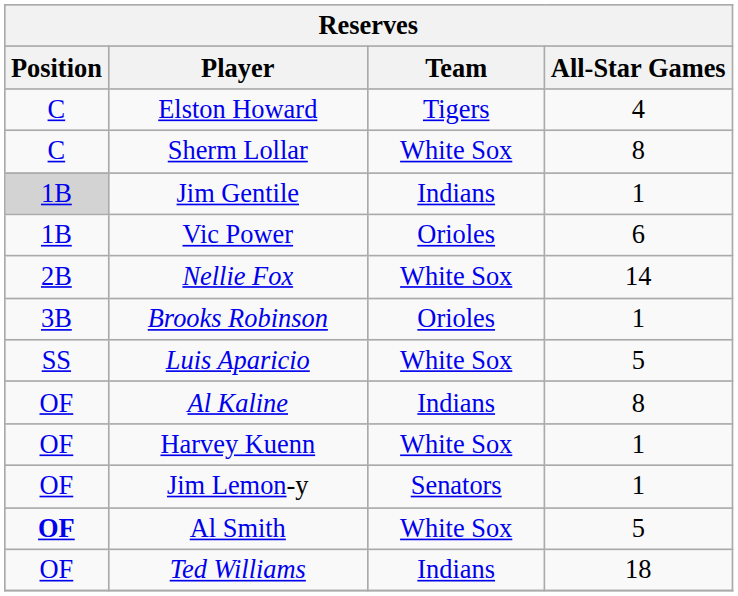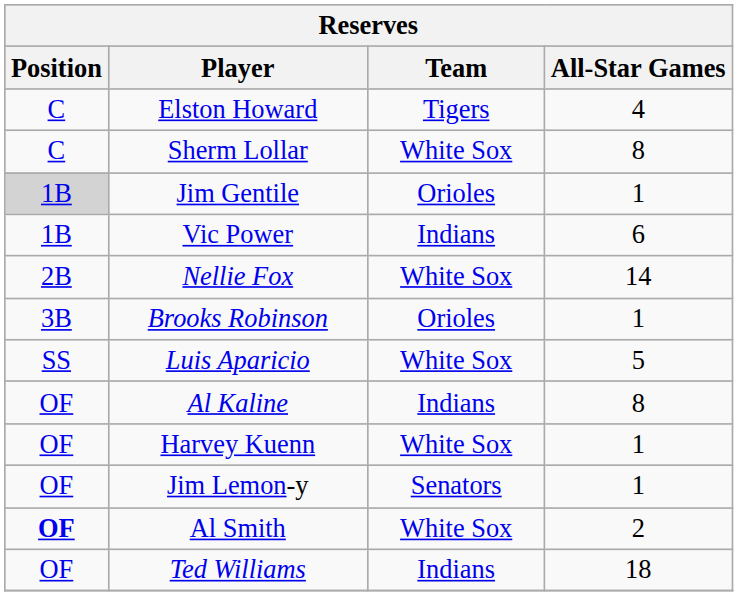(456, 192) Indians -> (456, 192) Orioles
(456, 234) Orioles -> (456, 234) Indians
(638, 527) 5 -> (638, 527) 2
